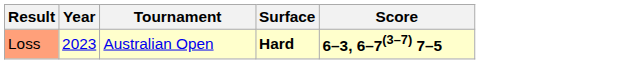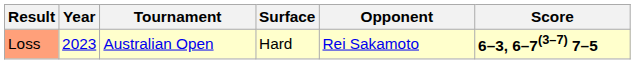+ column: (397, 16)
(277, 43) bold -> (276, 43) normal
